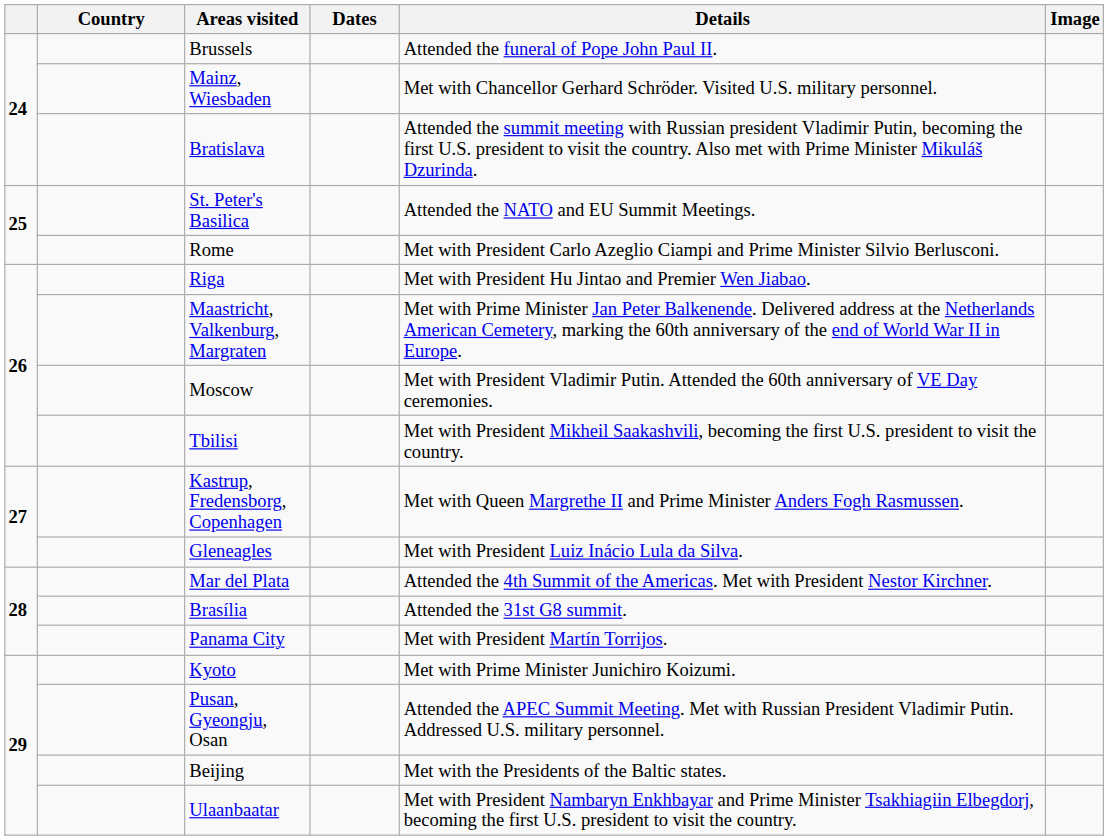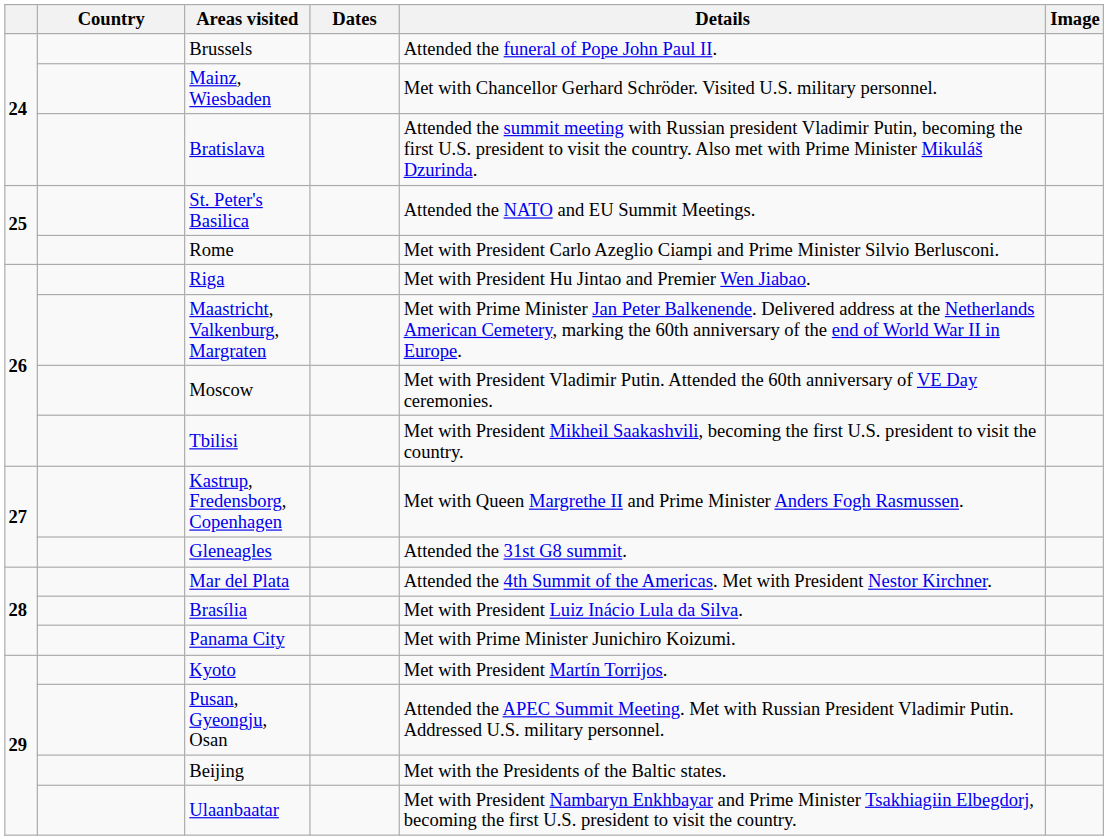(573, 551) Met with President Luiz Inácio Lula da Silva. -> (515, 551) Attended the 31st G8 summit.
(515, 610) Attended the 31st G8 summit. -> (573, 610) Met with President Luiz Inácio Lula da Silva.
(536, 640) Met with President Martín Torrijos. -> (570, 640) Met with Prime Minister Junichiro Koizumi.
(570, 669) Met with Prime Minister Junichiro Koizumi. -> (536, 669) Met with President Martín Torrijos.
